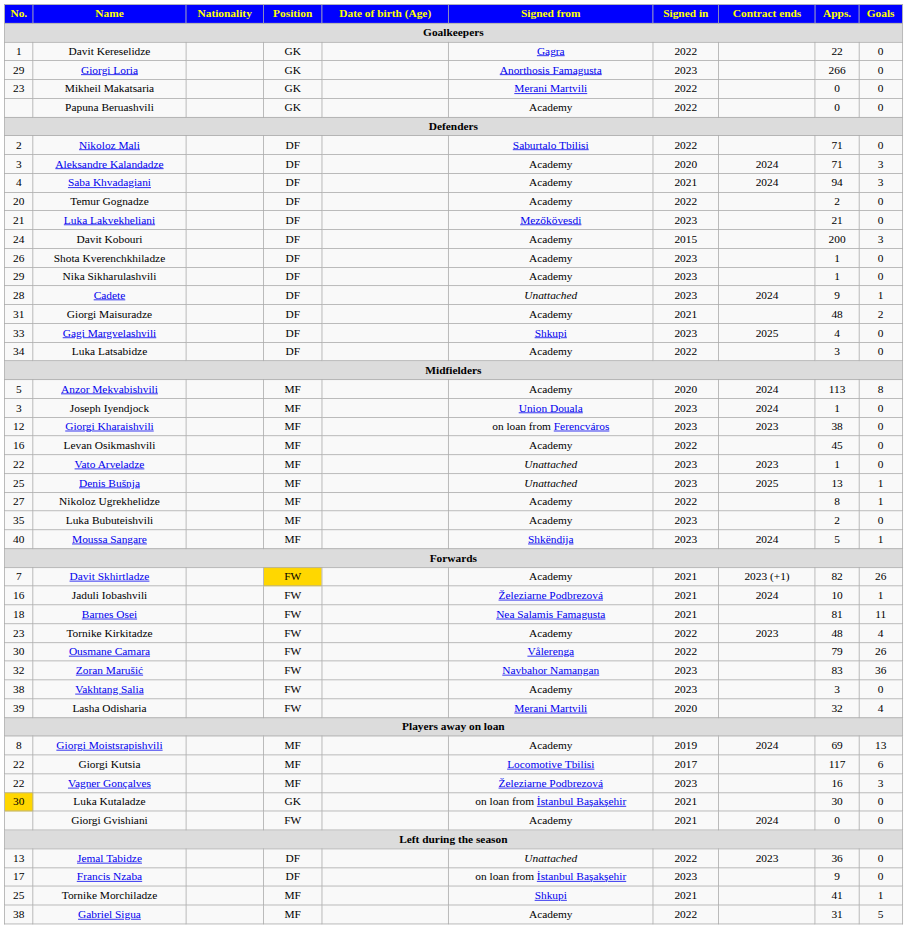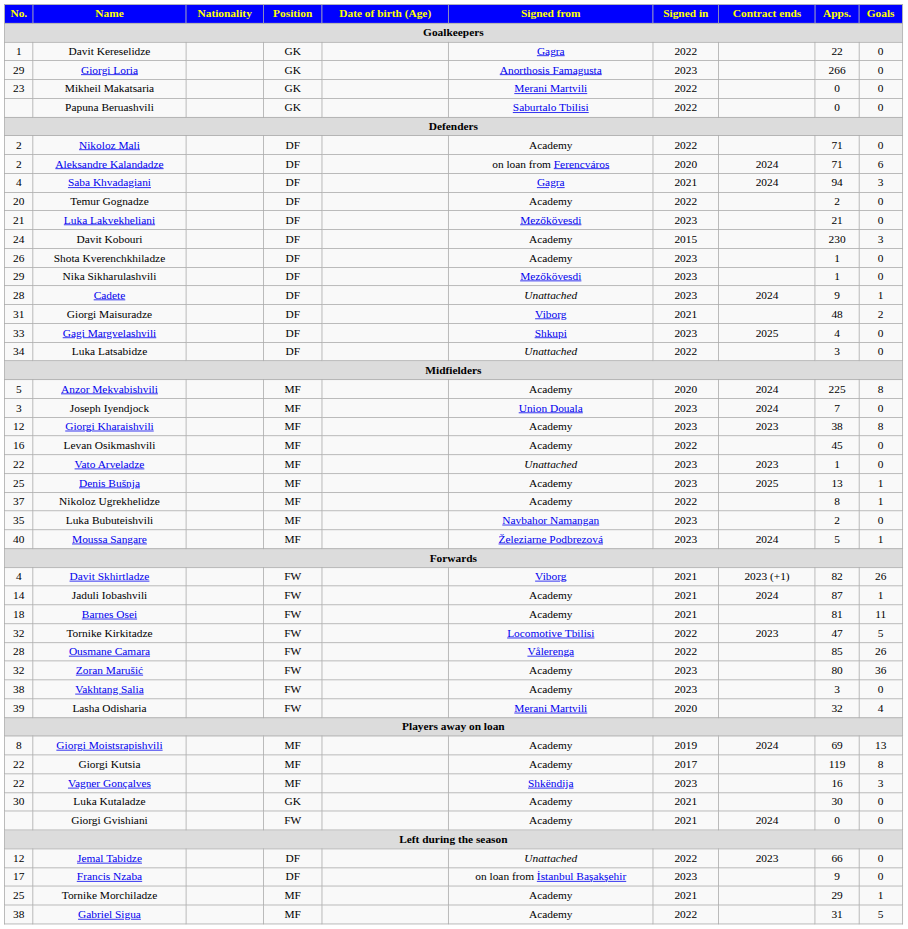(551, 108) Academy -> (551, 108) Saburtalo Tbilisi
(551, 145) Saburtalo Tbilisi -> (551, 145) Academy
(19, 164) 3 -> (19, 164) 2
(551, 164) Academy -> (551, 164) on loan from Ferencváros
(881, 164) 3 -> (881, 164) 6
(551, 183) Academy -> (551, 183) Gagra
(837, 239) 200 -> (837, 239) 230
(551, 276) Academy -> (551, 276) Mezőkövesdi
(551, 314) Academy -> (551, 314) Viborg
(551, 351) Academy -> (551, 351) Unattached
(837, 389) 113 -> (837, 389) 225
(837, 408) 1 -> (837, 408) 7
(551, 427) on loan from Ferencváros -> (551, 427) Academy
(881, 427) 0 -> (881, 427) 8
(551, 483) Unattached -> (551, 483) Academy
(19, 502) 27 -> (19, 502) 37
(551, 520) Academy -> (551, 520) Navbahor Namangan
(551, 539) Shkëndija -> (551, 539) Železiarne Podbrezová
(19, 577) 7 -> (19, 577) 4
(293, 577) gold background -> (293, 577) no background
(551, 577) Academy -> (551, 577) Viborg
(19, 595) 16 -> (19, 595) 14
(551, 595) Železiarne Podbrezová -> (551, 595) Academy
(837, 595) 10 -> (837, 595) 87
(551, 614) Nea Salamis Famagusta -> (551, 614) Academy
(19, 633) 23 -> (19, 633) 32
(551, 633) Academy -> (551, 633) Locomotive Tbilisi
(837, 633) 48 -> (837, 633) 47
(881, 633) 4 -> (881, 633) 5
(19, 652) 30 -> (19, 652) 28
(837, 652) 79 -> (837, 652) 85
(551, 670) Navbahor Namangan -> (551, 670) Academy
(837, 670) 83 -> (837, 670) 80
(551, 764) Locomotive Tbilisi -> (551, 764) Academy
(837, 764) 117 -> (837, 764) 119
(881, 764) 6 -> (881, 764) 8
(551, 783) Železiarne Podbrezová -> (551, 783) Shkëndija
(19, 802) gold background -> (19, 802) no background
(551, 802) on loan from İstanbul Başakşehir -> (551, 802) Academy
(19, 858) 13 -> (19, 858) 12
(837, 858) 36 -> (837, 858) 66
(551, 896) Shkupi -> (551, 896) Academy
(837, 896) 41 -> (837, 896) 29
